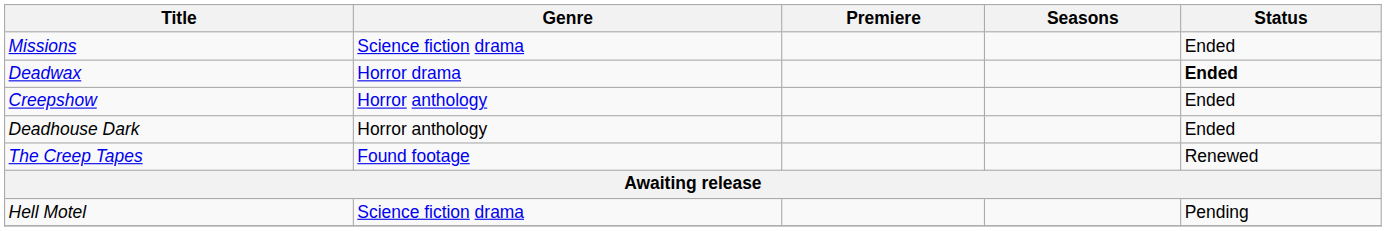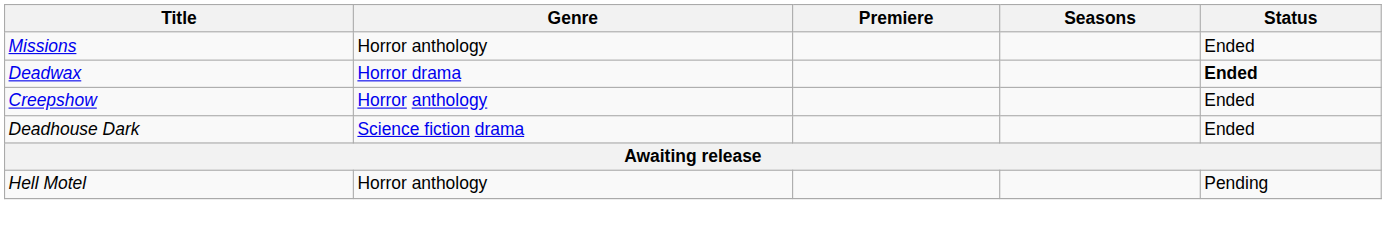(441, 45) Science fiction drama -> (422, 45) Horror anthology
(422, 128) Horror anthology -> (441, 128) Science fiction drama
- row: (76, 156)
(441, 211) Science fiction drama -> (422, 184) Horror anthology
